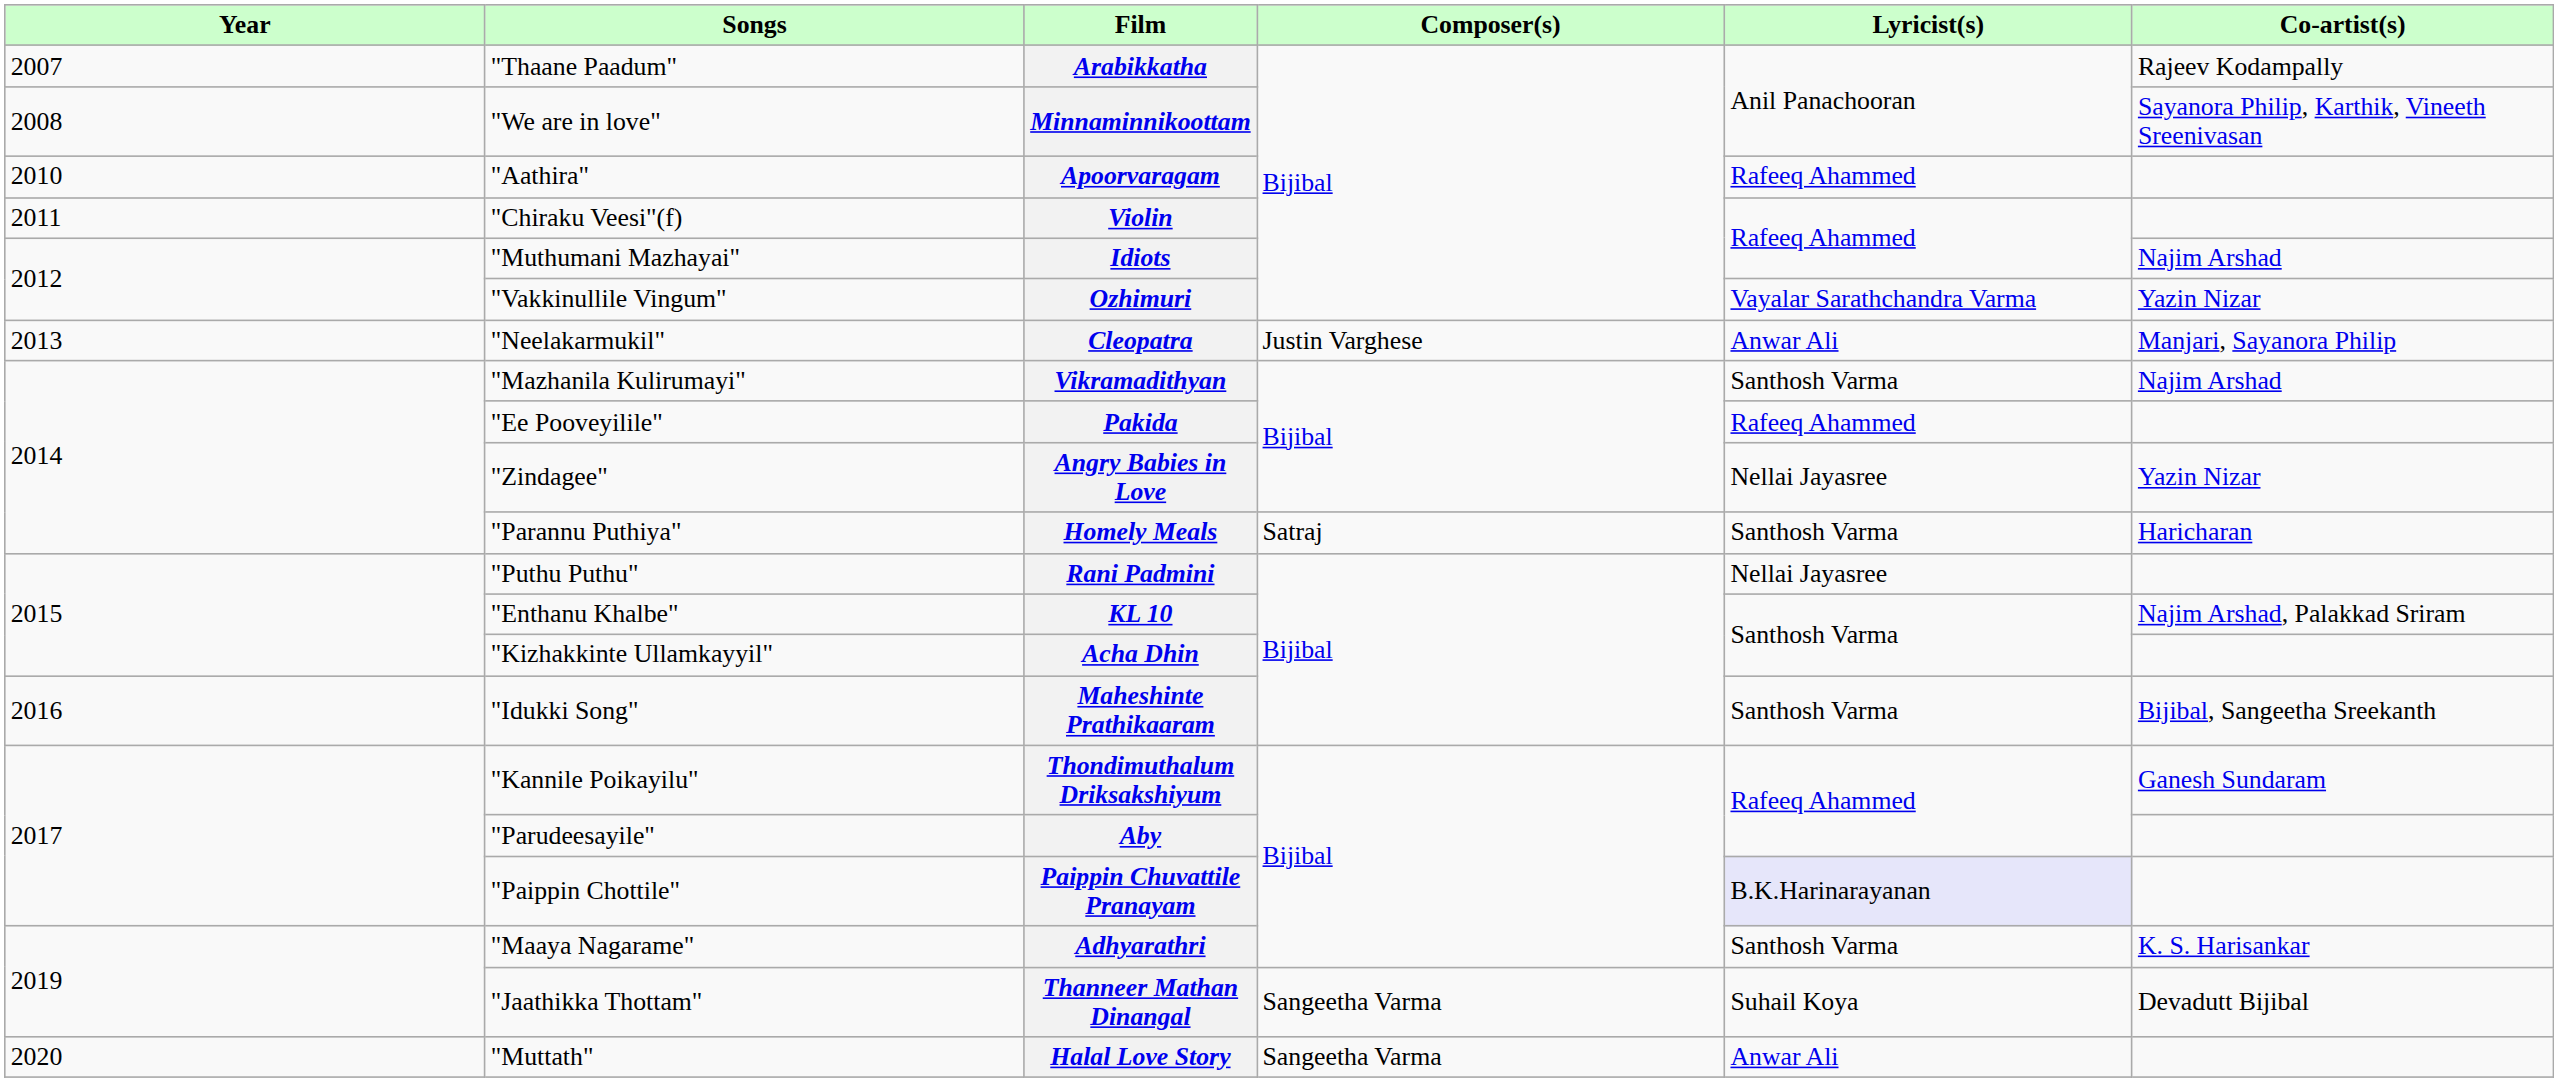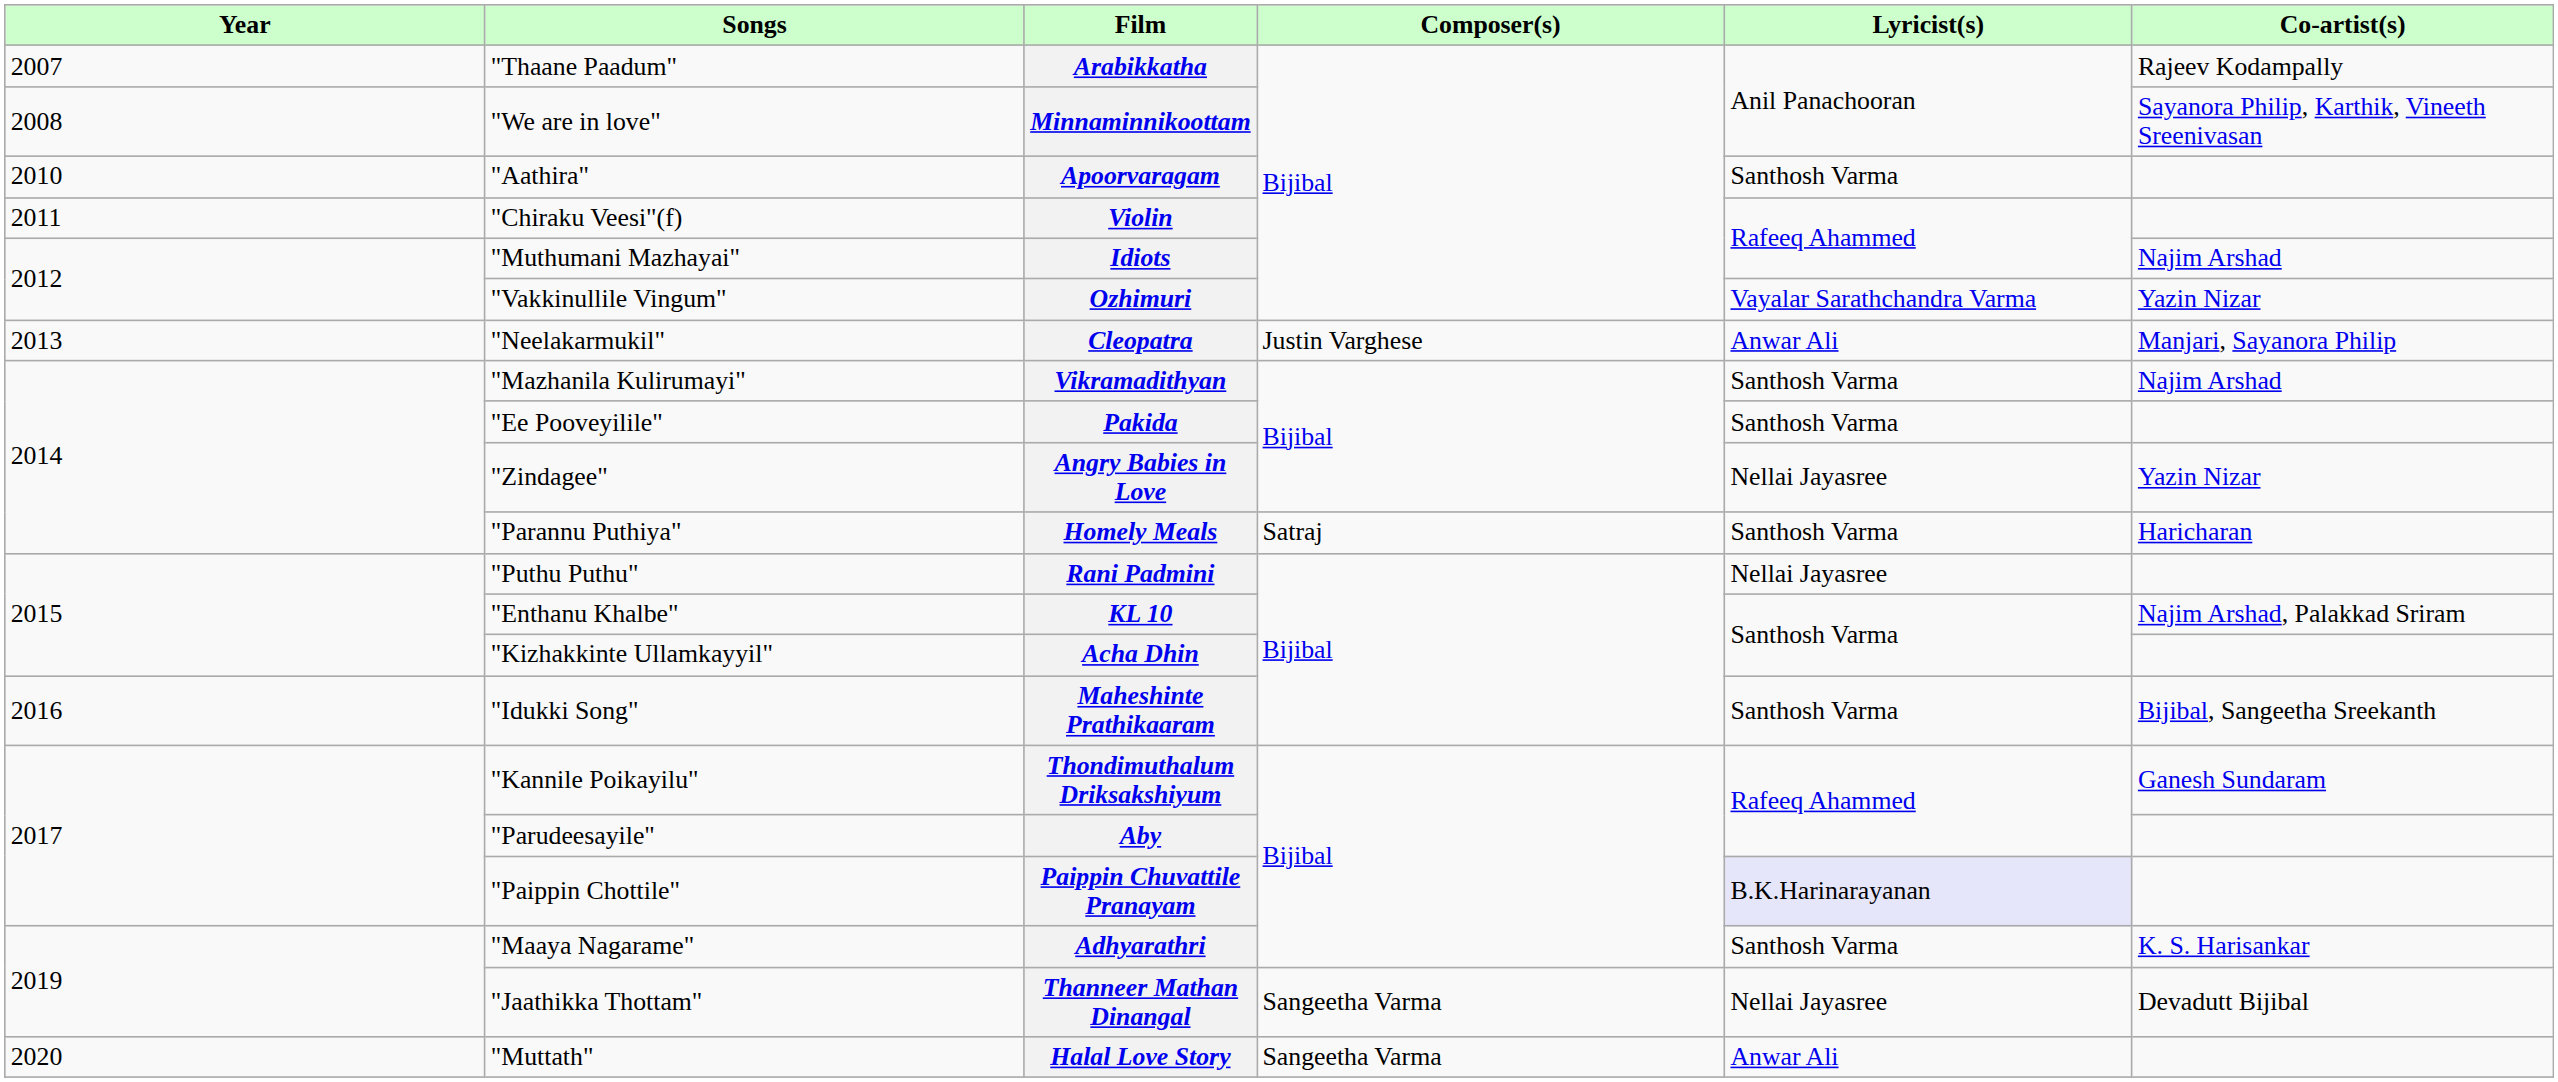(1823, 176) Rafeeq Ahammed -> (1814, 176) Santhosh Varma
(1823, 421) Rafeeq Ahammed -> (1814, 421) Santhosh Varma
(1795, 1001) Suhail Koya -> (1809, 1001) Nellai Jayasree
